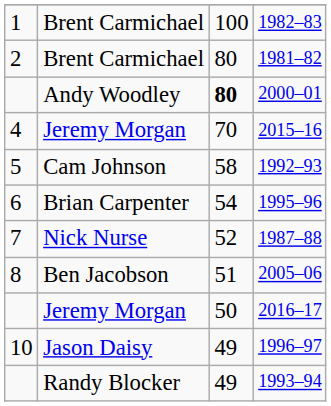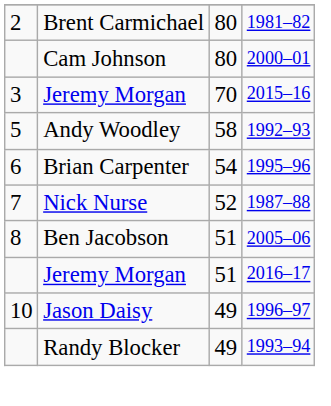- row: (290, 22)
(112, 94) Andy Woodley -> (105, 58) Cam Johnson
(226, 94) bold -> (226, 58) normal
(16, 130) 4 -> (16, 94) 3
(105, 166) Cam Johnson -> (112, 130) Andy Woodley
(226, 310) 50 -> (226, 274) 51
